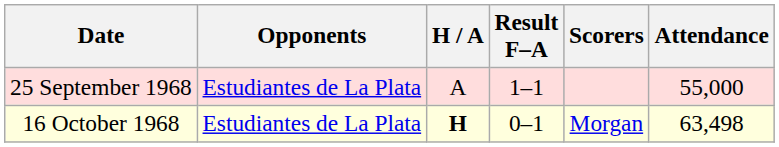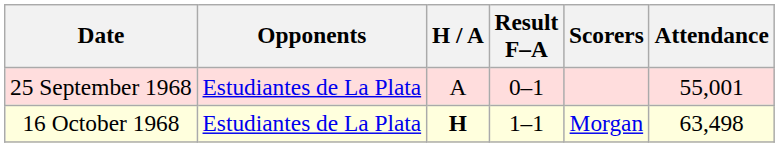(526, 86) 1–1 -> (526, 86) 0–1
(712, 86) 55,000 -> (712, 86) 55,001
(526, 123) 0–1 -> (526, 123) 1–1
